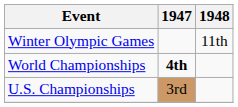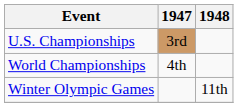rows swapped: (81, 41) <-> (71, 89)
(177, 65) bold -> (177, 65) normal
